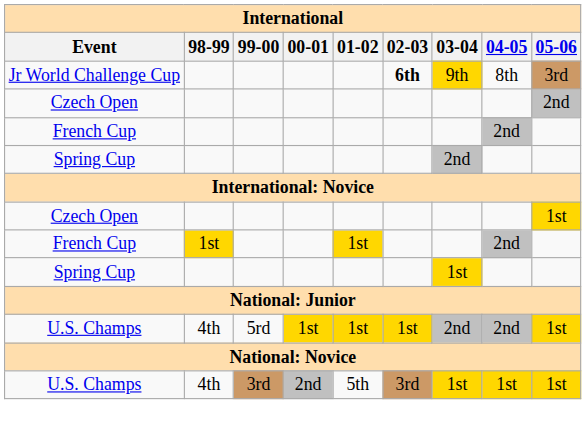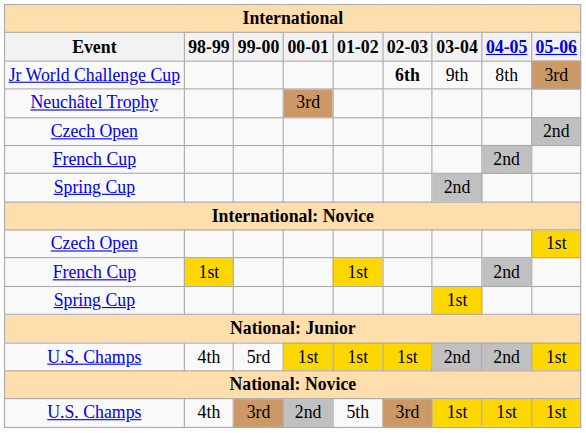(457, 74) gold background -> (457, 74) no background
+ row: (94, 103)
